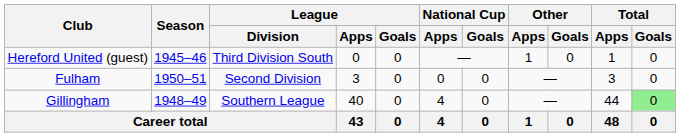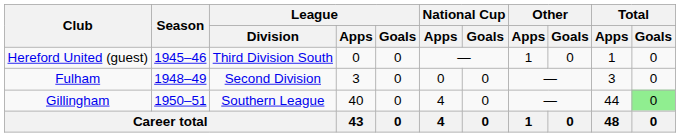(180, 79) 1950–51 -> (180, 79) 1948–49
(180, 100) 1948–49 -> (180, 100) 1950–51
